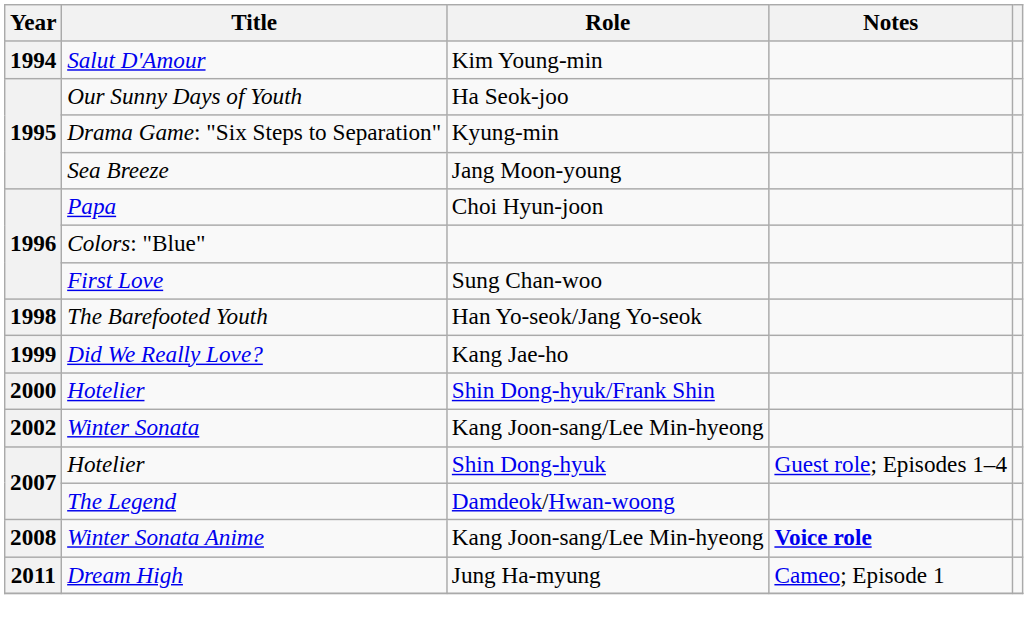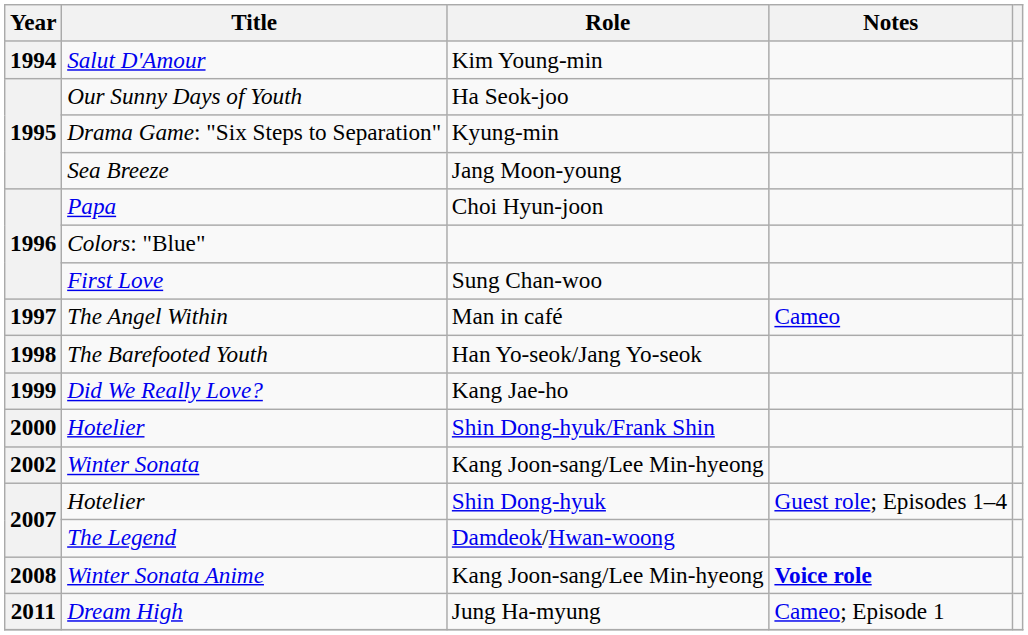+ row: (148, 317)
